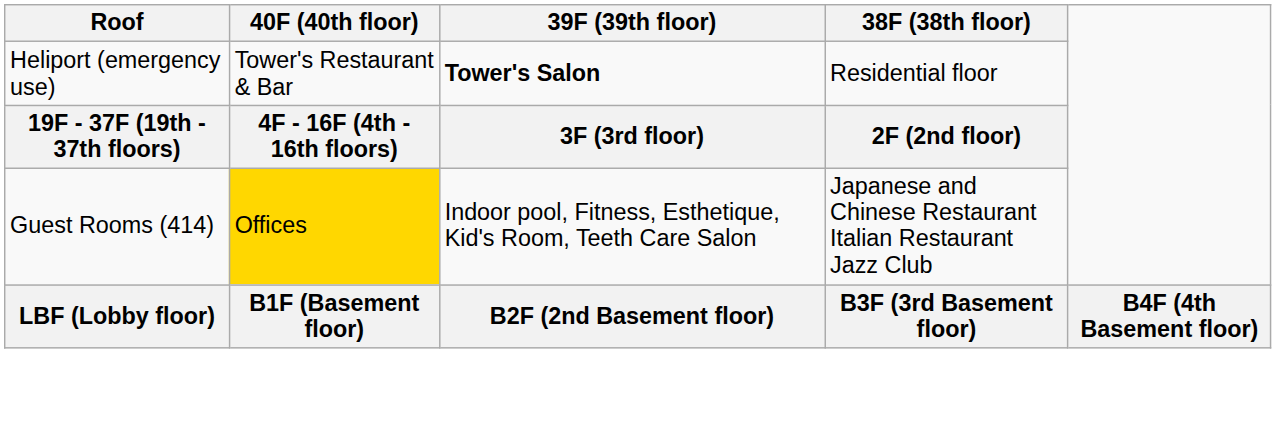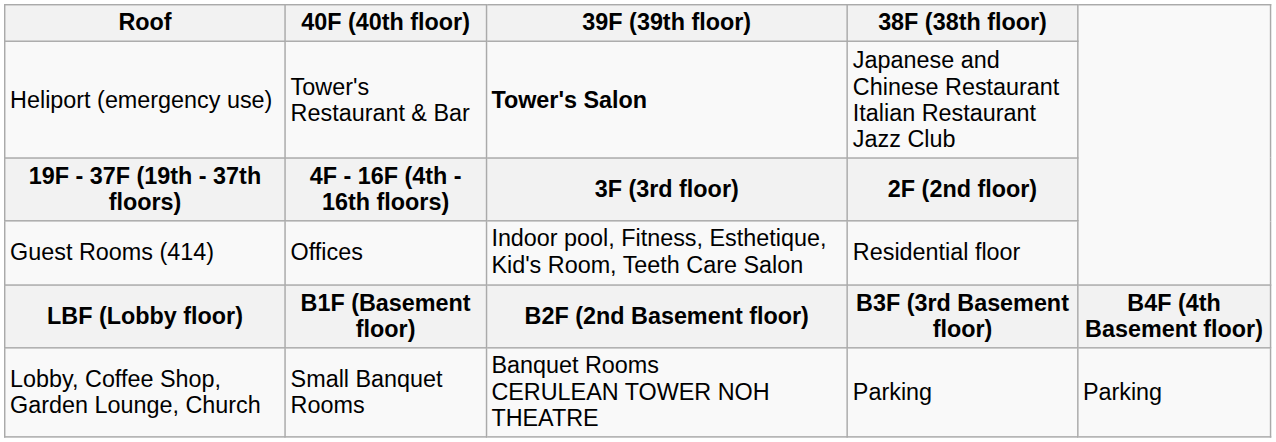(914, 73) Residential floor -> (956, 99) Japanese and Chinese Restaurant Italian Restaurant Jazz Club
(271, 226) gold background -> (327, 252) no background
(933, 226) Japanese and Chinese Restaurant Italian Restaurant Jazz Club -> (937, 252) Residential floor
+ row: (135, 392)
